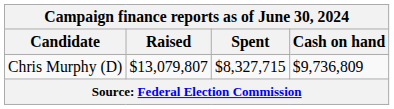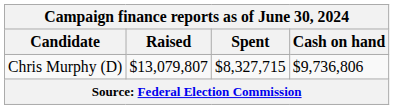(328, 66) $9,736,809 -> (328, 66) $9,736,806
